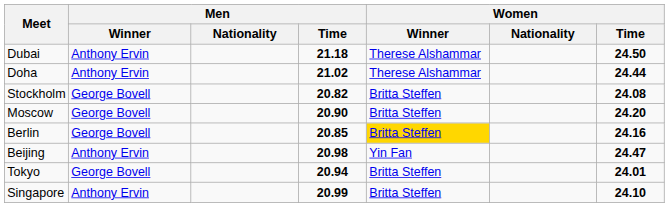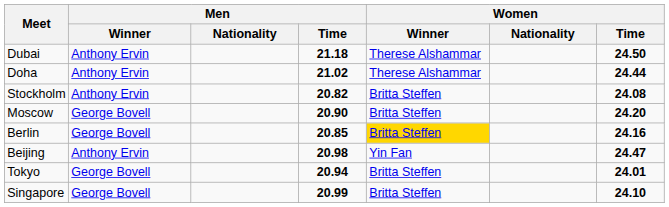(111, 93) George Bovell -> (110, 93) Anthony Ervin
(110, 192) Anthony Ervin -> (111, 192) George Bovell
